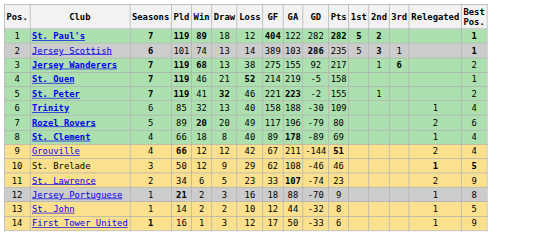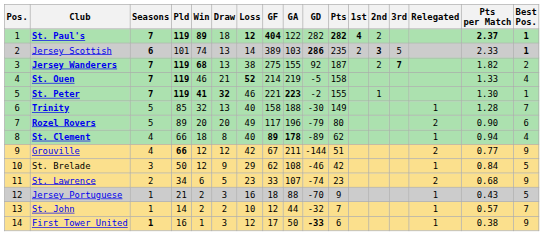+ column: (487, 17)
(250, 36) normal -> (250, 36) bold
(359, 36) 5 -> (359, 36) 4
(379, 36) bold -> (379, 36) normal
(359, 51) 5 -> (359, 51) 2
(399, 51) 1 -> (399, 51) 5
(339, 65) 217 -> (339, 65) 187
(379, 65) 1 -> (379, 65) 2
(399, 65) 6 -> (399, 65) 7
(474, 79) 1 -> (526, 79) 4
(202, 94) normal -> (202, 94) bold
(474, 94) 2 -> (526, 94) 1
(151, 108) 6 -> (151, 108) 5
(339, 108) 109 -> (339, 108) 149
(474, 108) 4 -> (526, 108) 7
(202, 123) bold -> (202, 123) normal
(273, 137) normal -> (273, 137) bold
(339, 137) 69 -> (339, 137) 62
(339, 151) bold -> (339, 151) normal
(474, 151) 4 -> (526, 151) 9
(339, 166) 46 -> (339, 166) 42
(435, 166) bold -> (435, 166) normal
(474, 166) bold -> (526, 166) normal
(293, 180) bold -> (293, 180) normal
(181, 195) bold -> (181, 195) normal
(474, 195) 8 -> (526, 195) 5
(339, 209) 8 -> (339, 209) 7
(474, 209) 5 -> (526, 209) 7
(316, 223) normal -> (316, 223) bold
